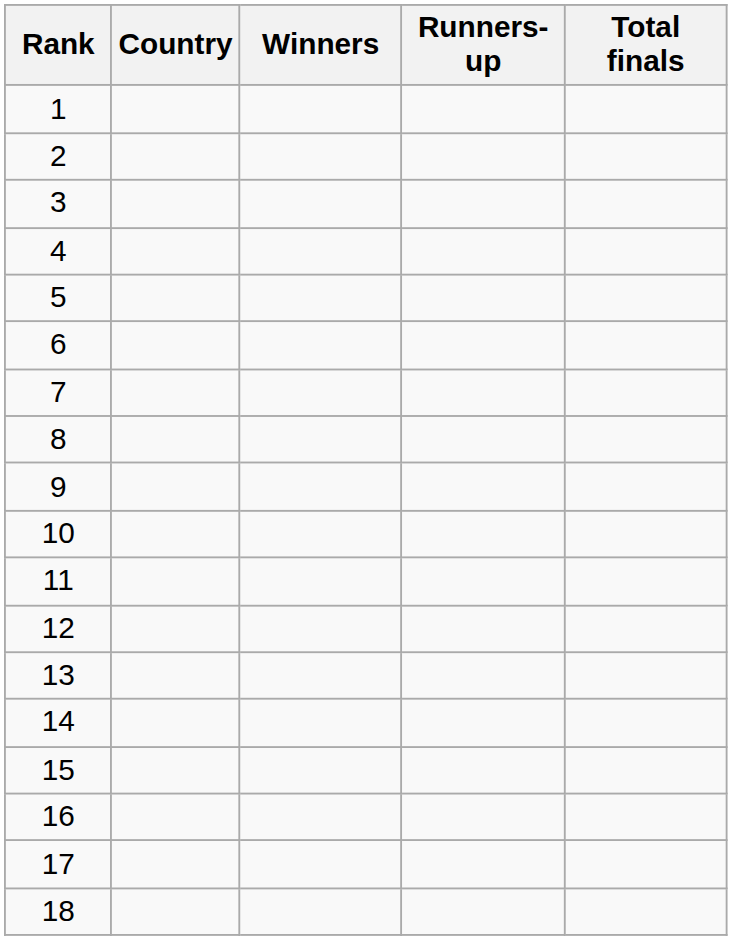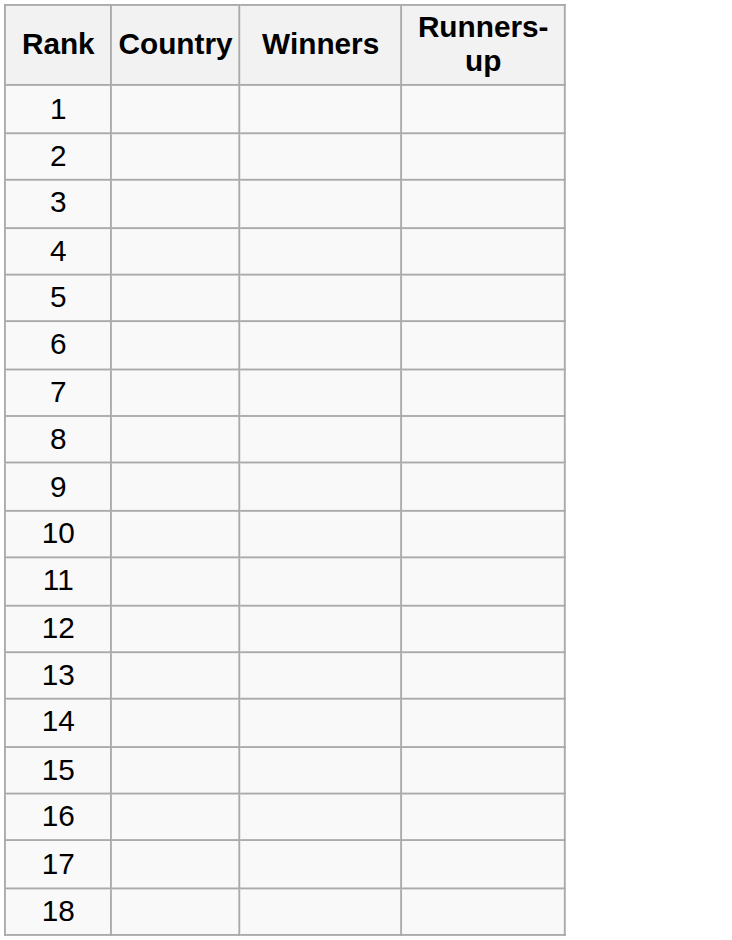- column: (646, 44)
